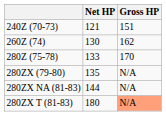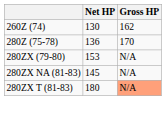- row: (32, 27)
(92, 57) 133 -> (92, 42) 136
(92, 73) 135 -> (92, 57) 153
(92, 88) 144 -> (92, 73) 145
